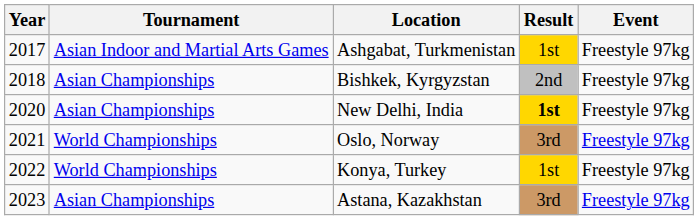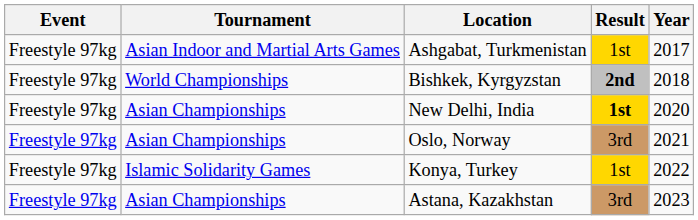columns swapped: (27, 19) <-> (636, 19)
(134, 79) Asian Championships -> (207, 79) World Championships
(549, 79) normal -> (620, 79) bold
(135, 140) World Championships -> (205, 140) Asian Championships
(135, 170) World Championships -> (218, 170) Islamic Solidarity Games
